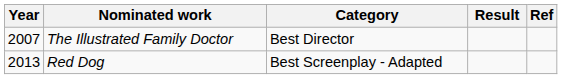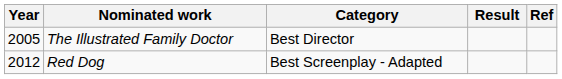(24, 39) 2007 -> (24, 39) 2005
(24, 62) 2013 -> (24, 62) 2012
